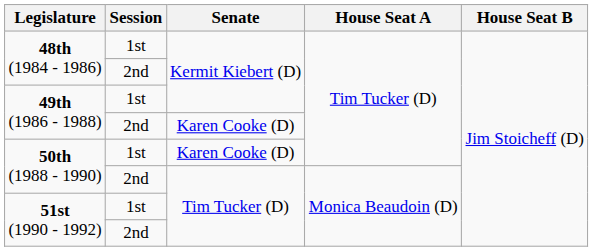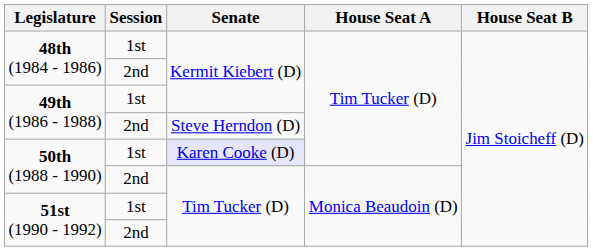(236, 125) Karen Cooke (D) -> (236, 125) Steve Herndon (D)
(236, 152) no background -> (236, 152) lavender background
